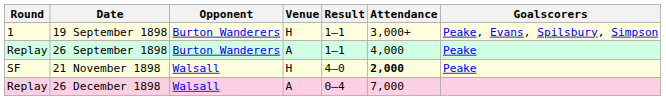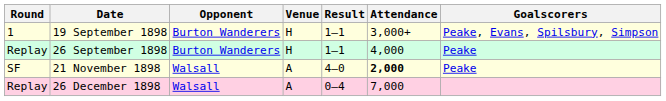(289, 50) A -> (289, 50) H
(289, 68) H -> (289, 68) A
